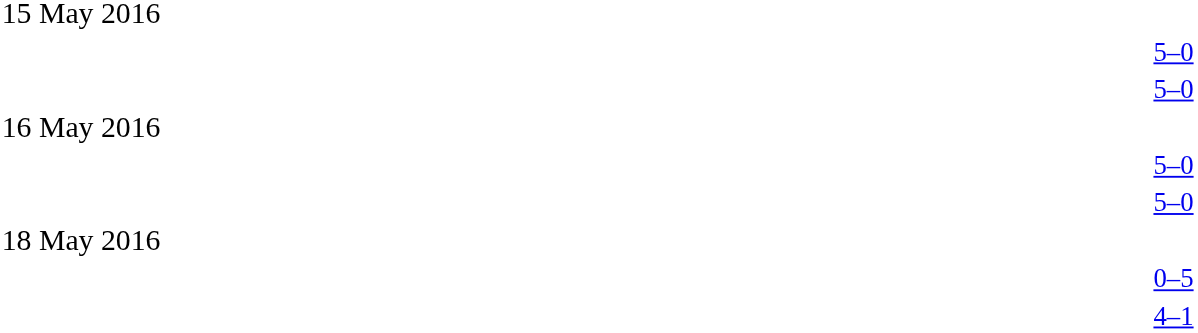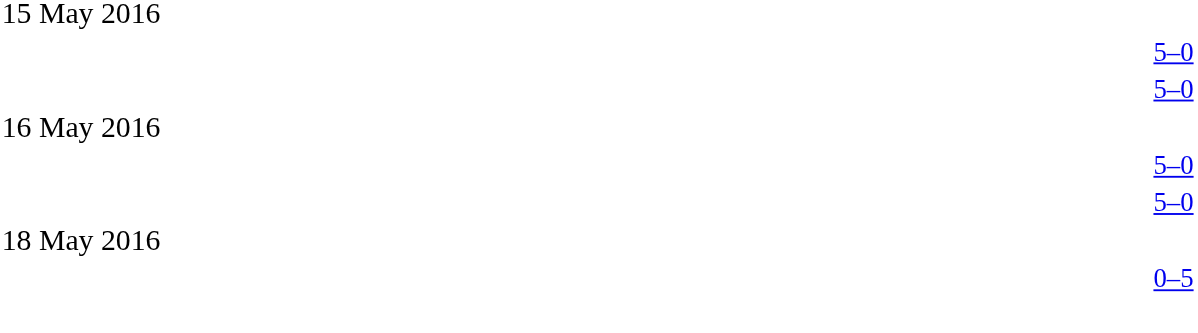- row: (488, 316)
